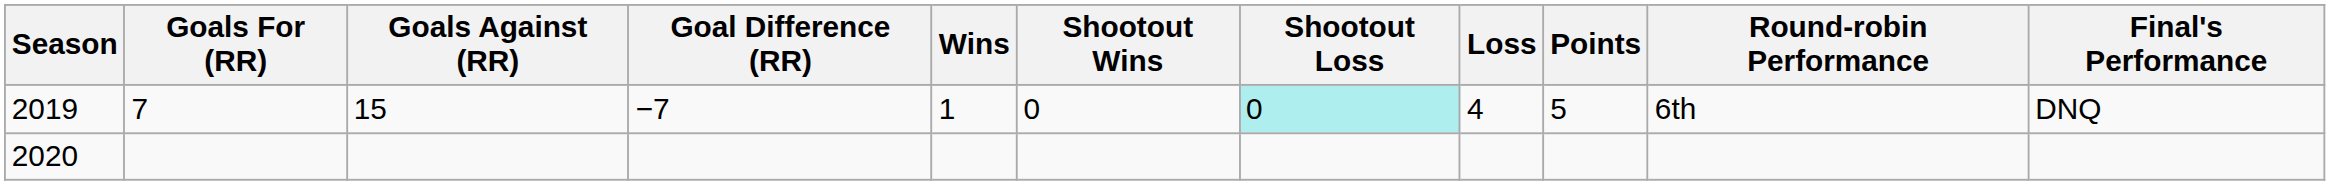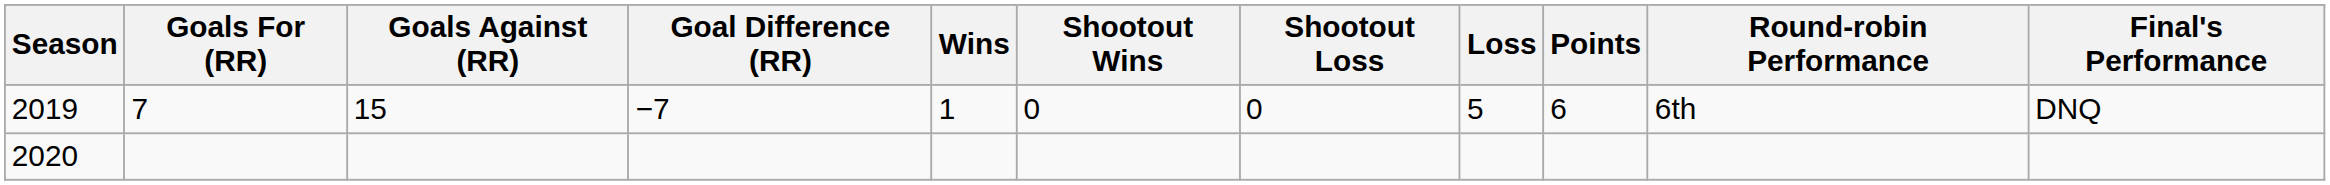(1254, 108) paleturquoise background -> (1254, 108) no background
(1475, 108) 4 -> (1475, 108) 5
(1558, 108) 5 -> (1558, 108) 6
